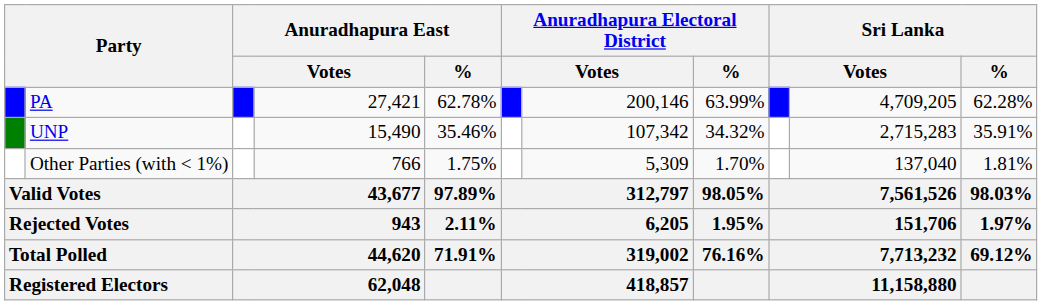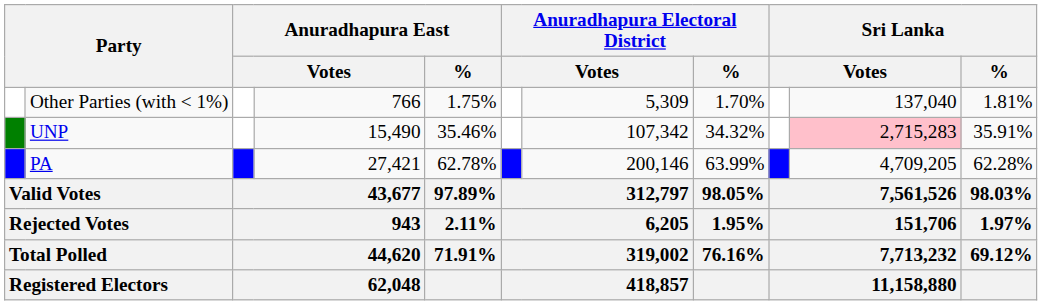rows swapped: (41, 102) <-> (129, 163)
(918, 132) no background -> (918, 132) pink background
